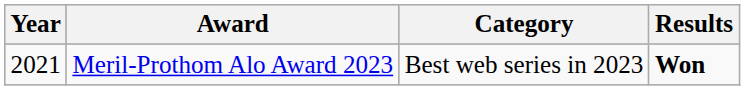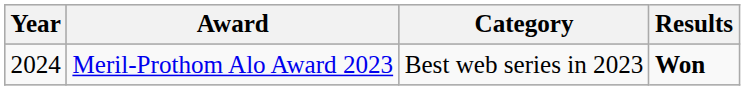(36, 64) 2021 -> (36, 64) 2024
